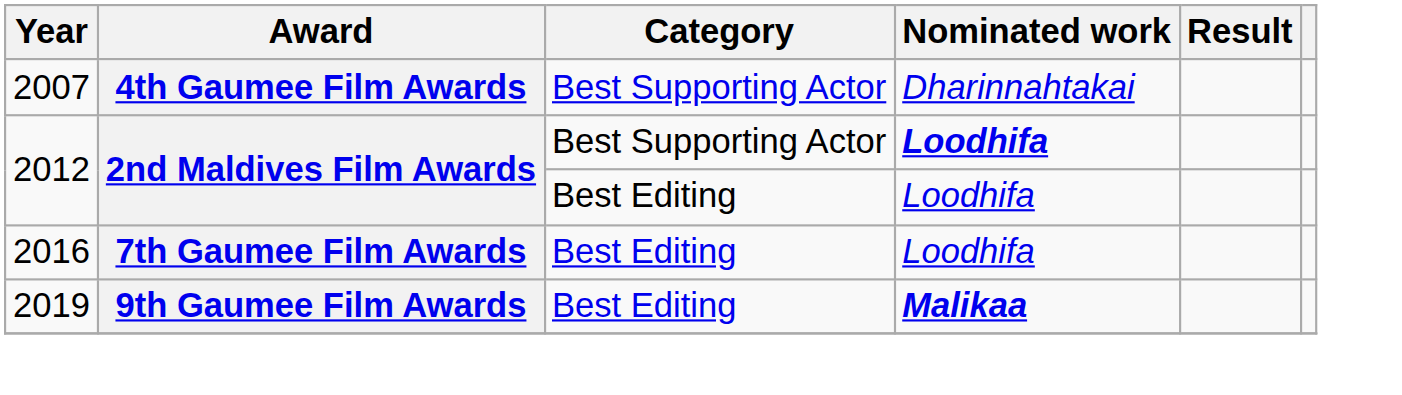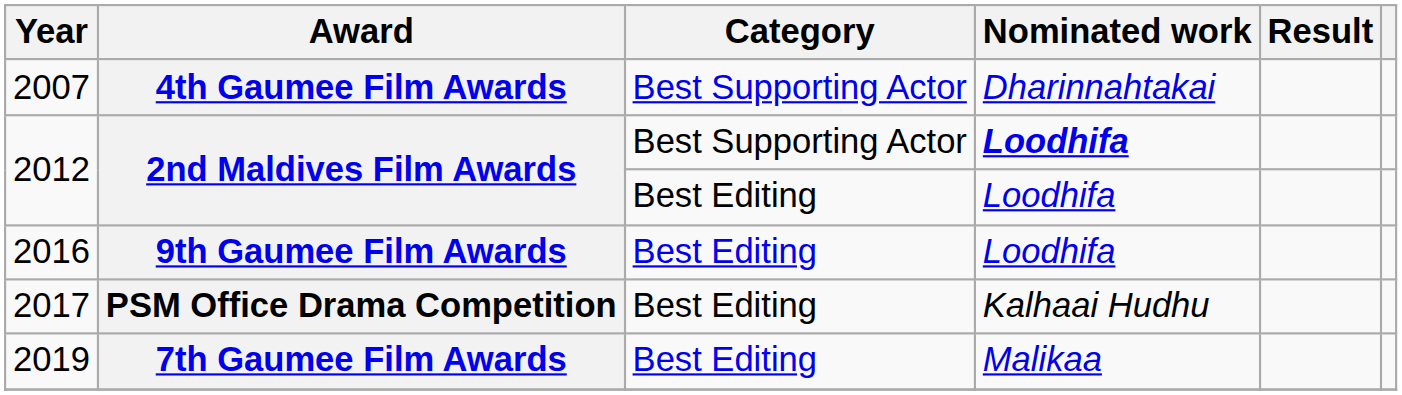(321, 251) 7th Gaumee Film Awards -> (361, 251) 9th Gaumee Film Awards
+ row: (51, 305)
(321, 305) 9th Gaumee Film Awards -> (361, 360) 7th Gaumee Film Awards
(965, 305) bold -> (1042, 360) normal
